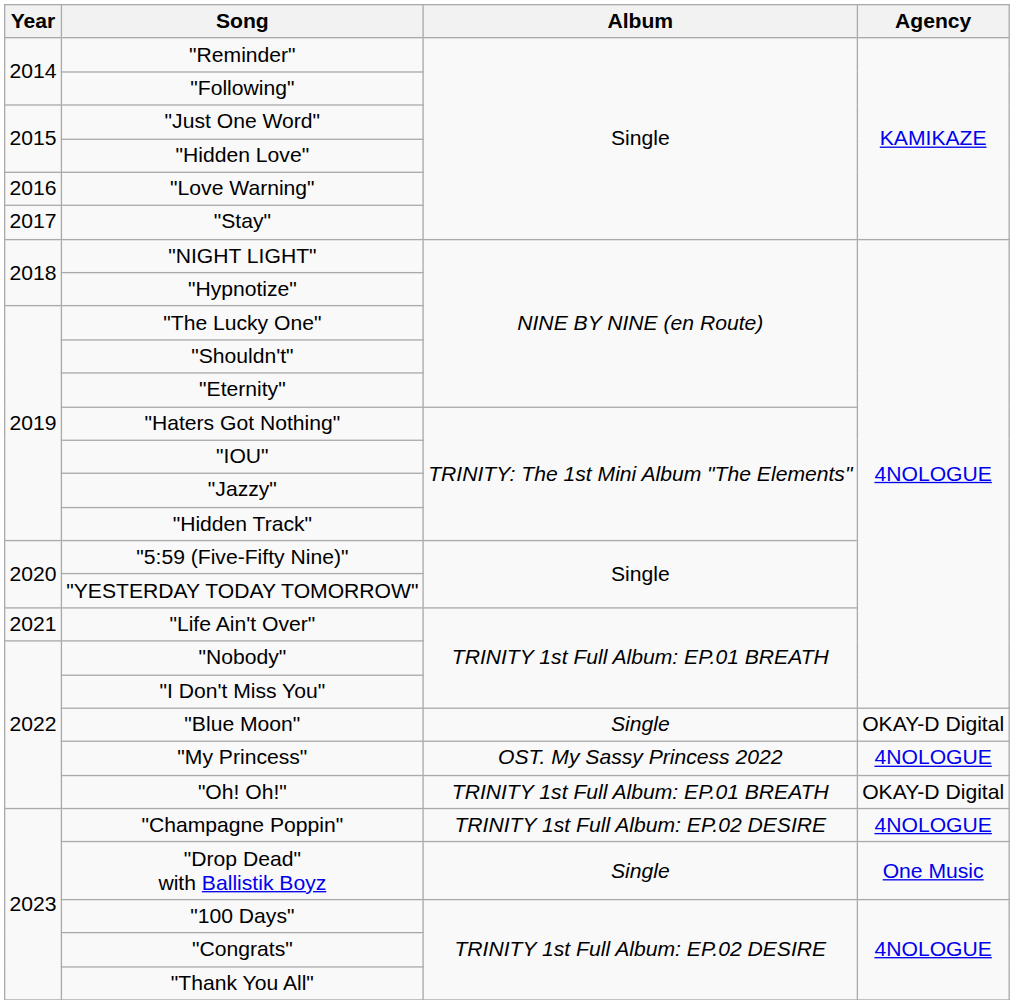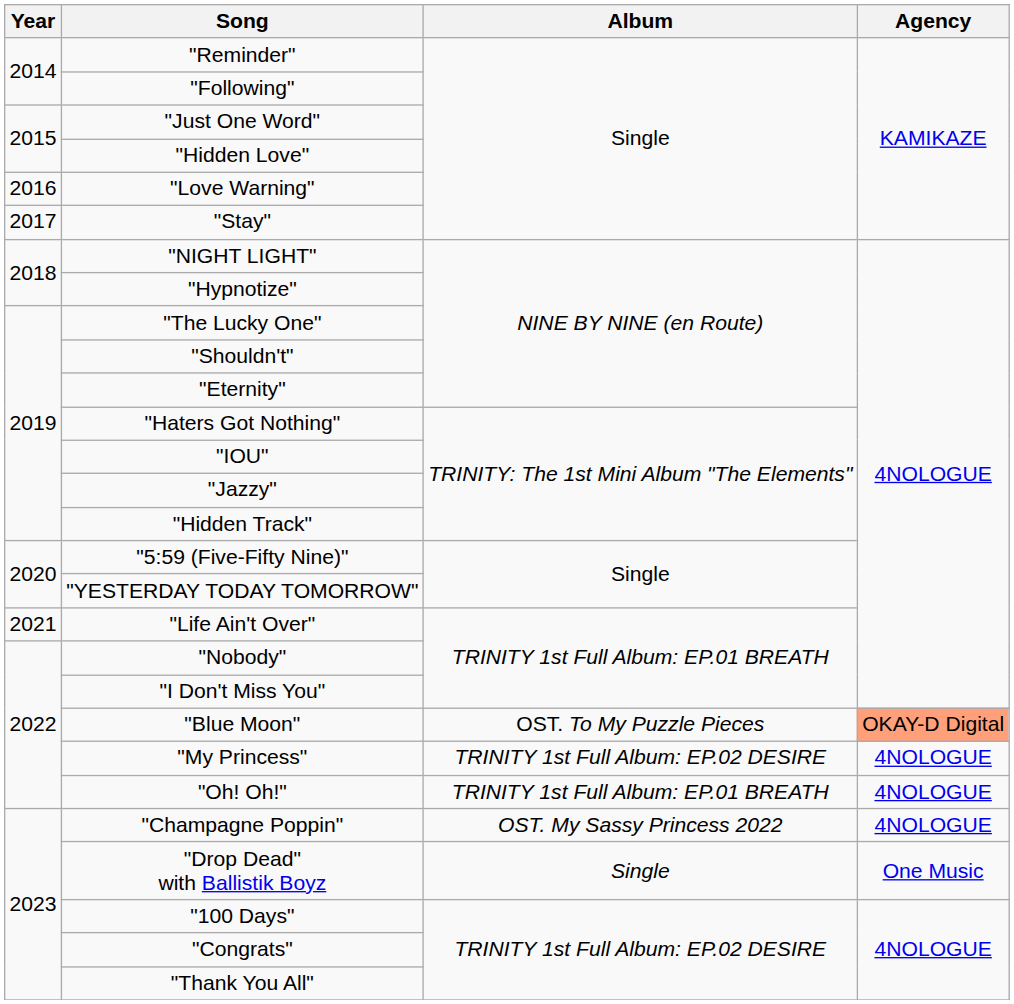(640, 724) Single -> (640, 724) OST. To My Puzzle Pieces
(933, 724) no background -> (933, 724) lightsalmon background
(640, 758) OST. My Sassy Princess 2022 -> (640, 758) TRINITY 1st Full Album: EP.02 DESIRE
(933, 791) OKAY-D Digital -> (933, 791) 4NOLOGUE
(640, 825) TRINITY 1st Full Album: EP.02 DESIRE -> (640, 825) OST. My Sassy Princess 2022
